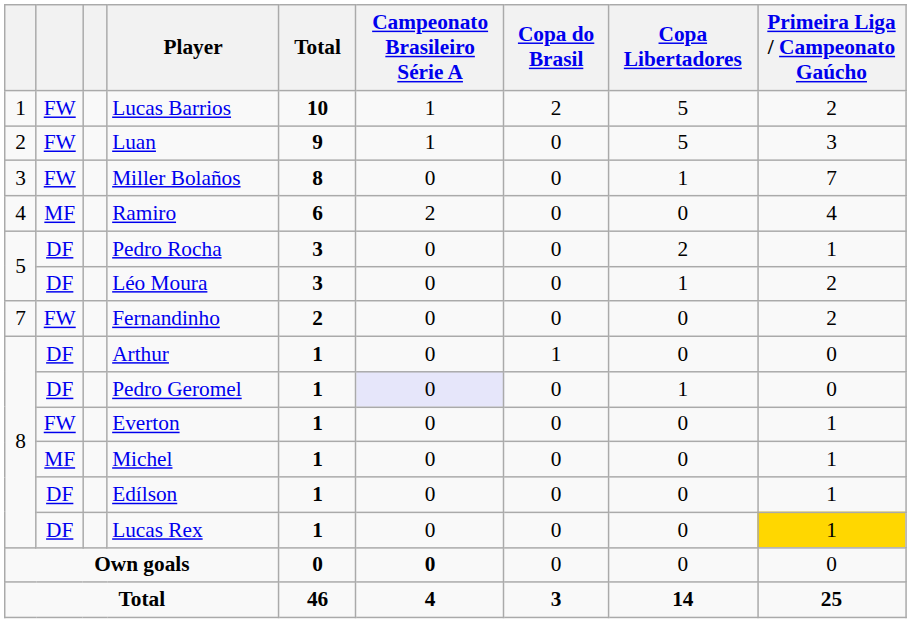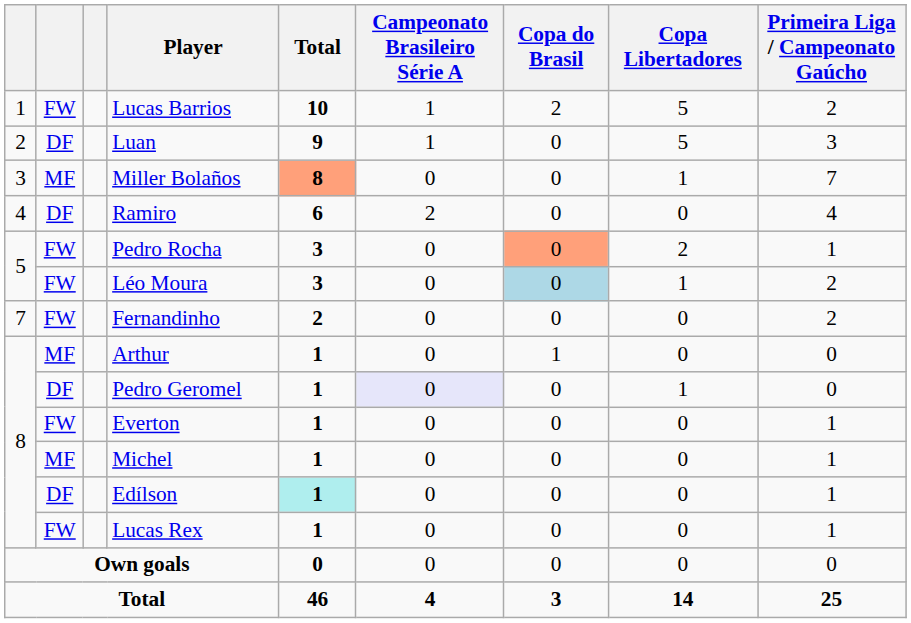(60, 143) FW -> (60, 143) DF
(60, 178) FW -> (60, 178) MF
(318, 178) no background -> (318, 178) lightsalmon background
(60, 213) MF -> (60, 213) DF
(60, 248) DF -> (60, 248) FW
(556, 248) no background -> (556, 248) lightsalmon background
(60, 283) DF -> (60, 283) FW
(556, 283) no background -> (556, 283) lightblue background
(60, 353) DF -> (60, 353) MF
(318, 494) no background -> (318, 494) paleturquoise background
(60, 529) DF -> (60, 529) FW
(831, 529) gold background -> (831, 529) no background
(430, 564) bold -> (430, 564) normal
